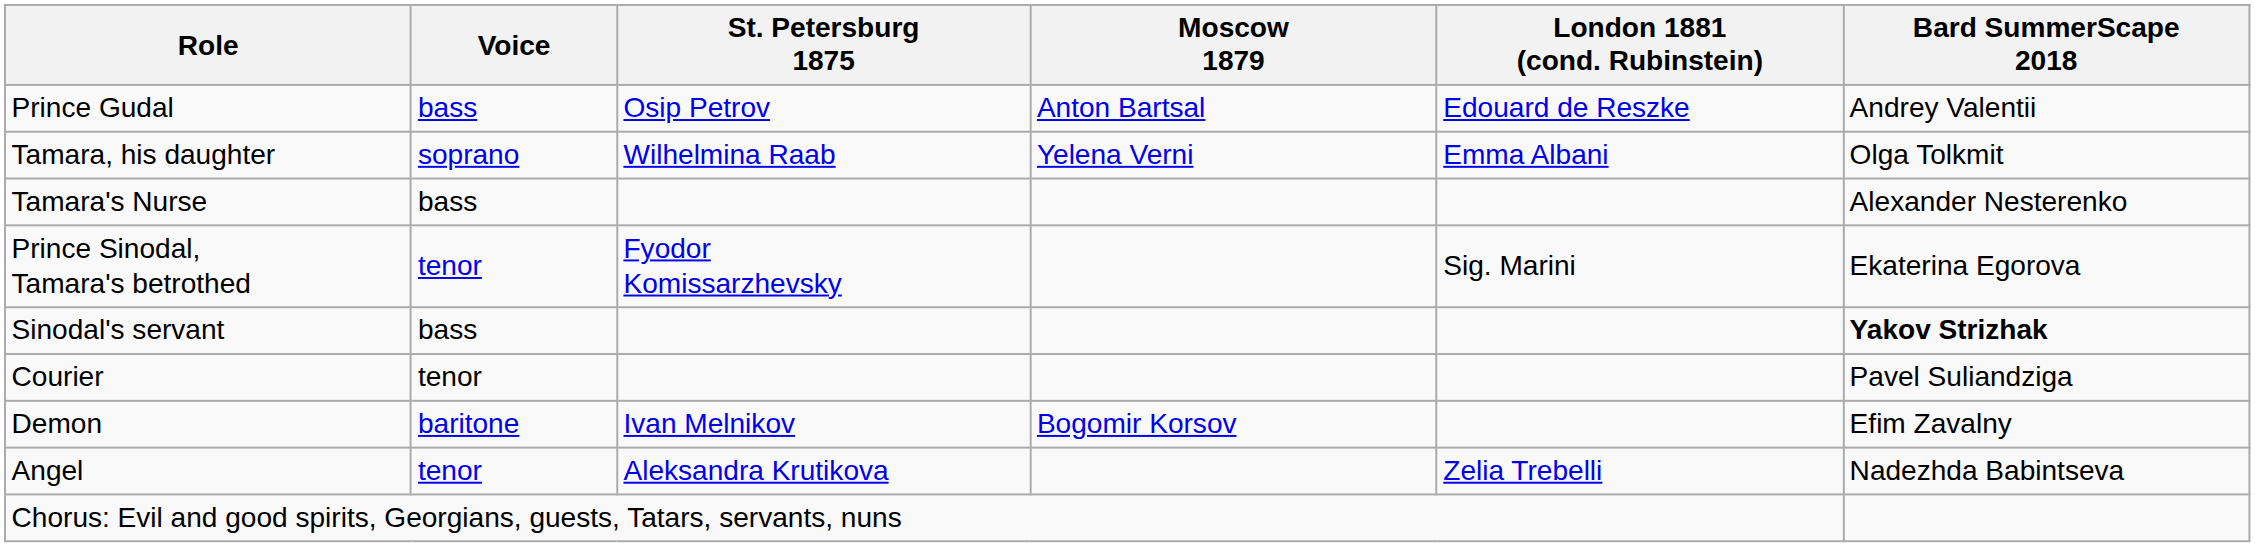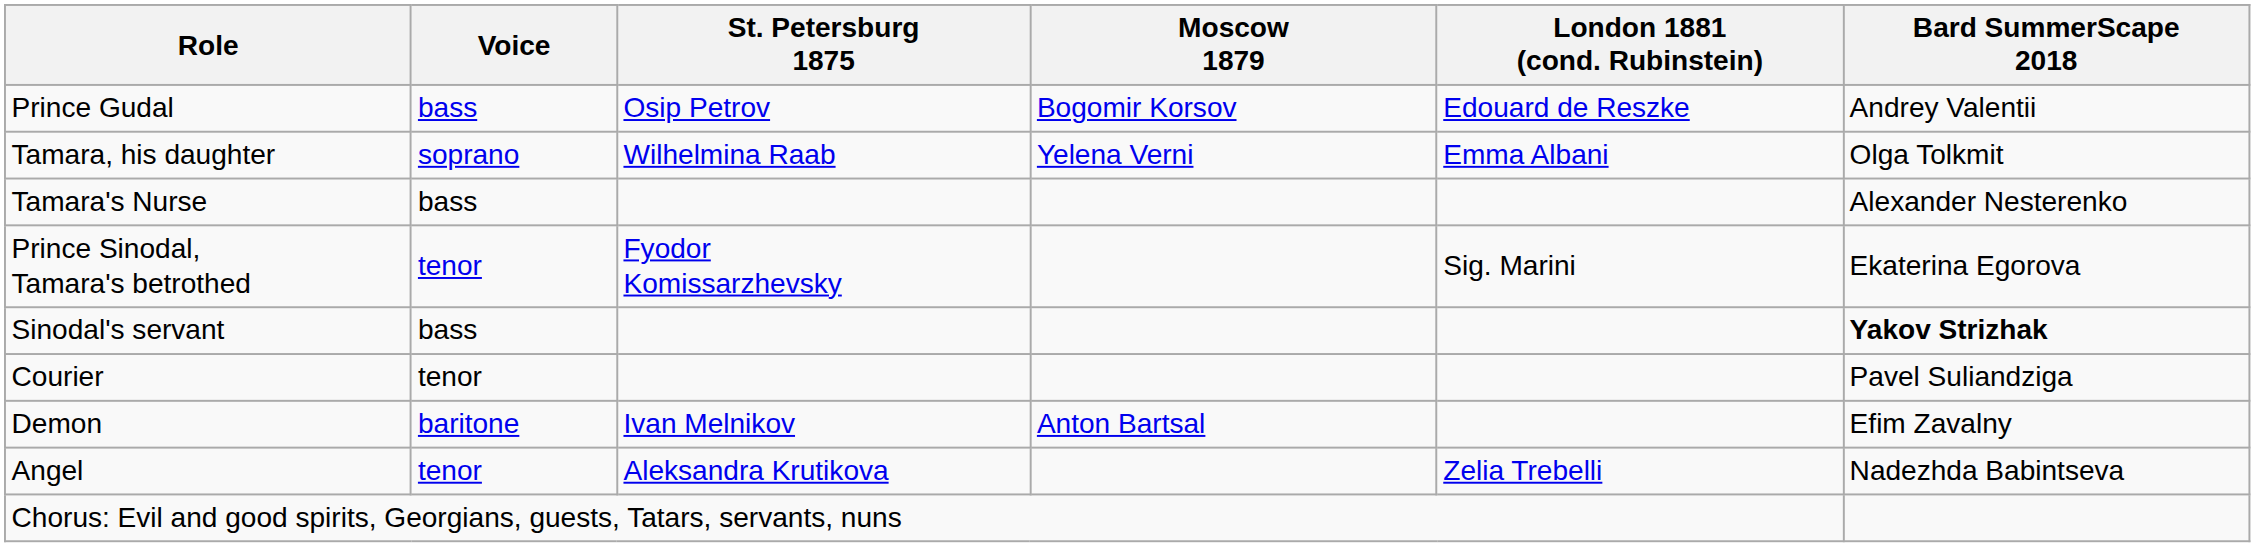(1121, 108) Anton Bartsal -> (1137, 108) Bogomir Korsov
(1137, 423) Bogomir Korsov -> (1121, 423) Anton Bartsal
